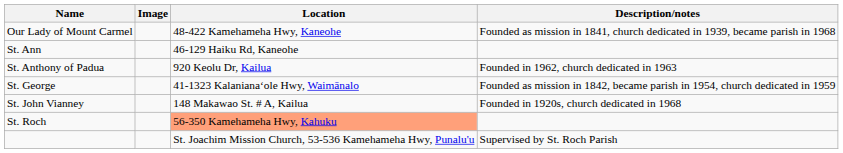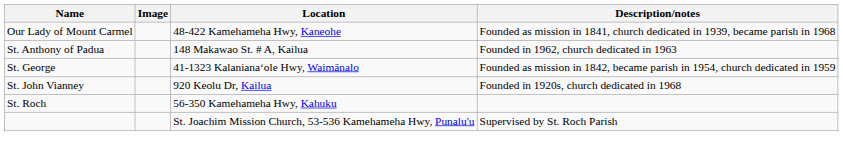- row: (24, 49)
(222, 67) 920 Keolu Dr, Kailua -> (241, 49) 148 Makawao St. # A, Kailua
(241, 103) 148 Makawao St. # A, Kailua -> (222, 85) 920 Keolu Dr, Kailua
(255, 121) lightsalmon background -> (255, 103) no background
